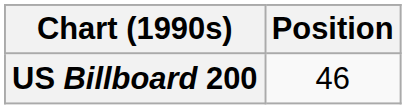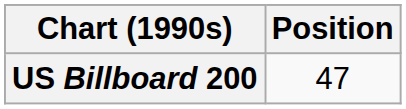(333, 77) 46 -> (333, 77) 47
